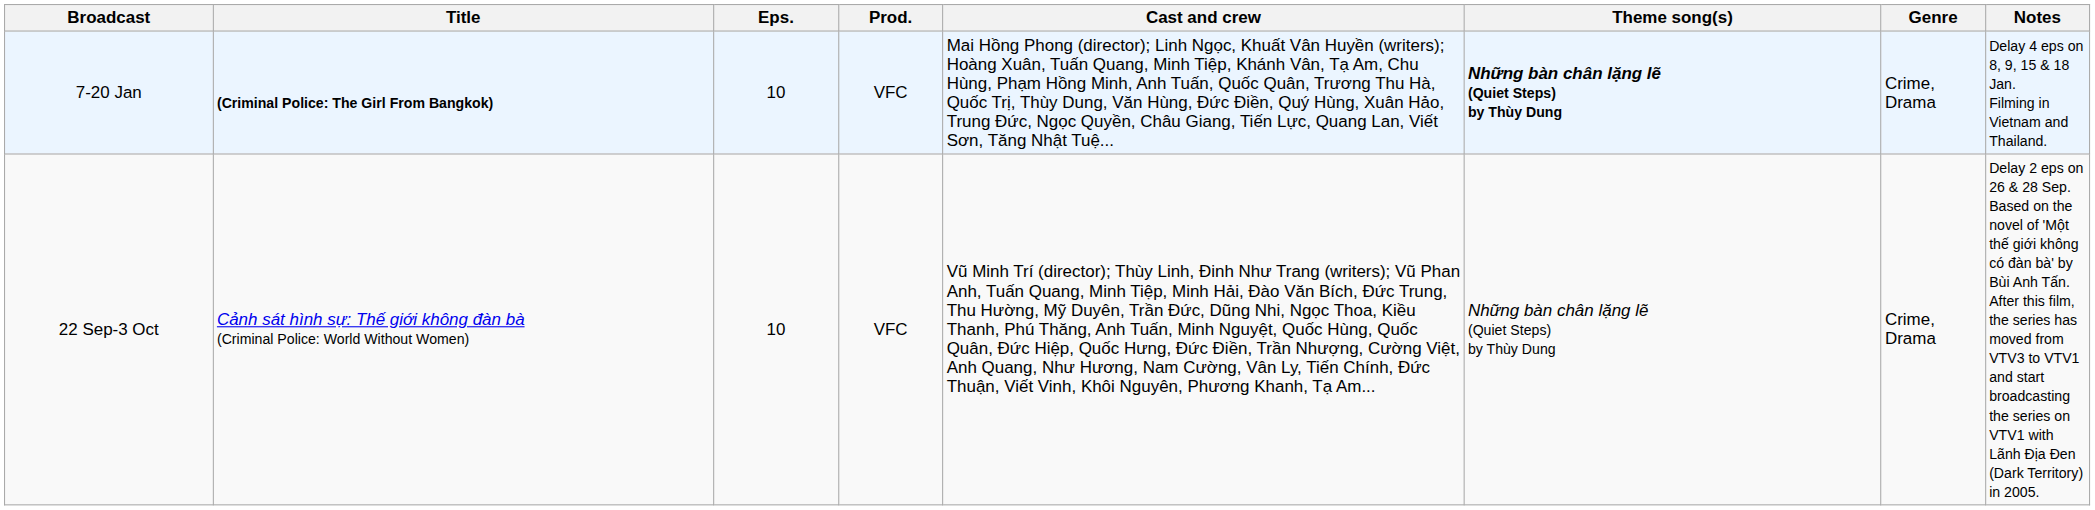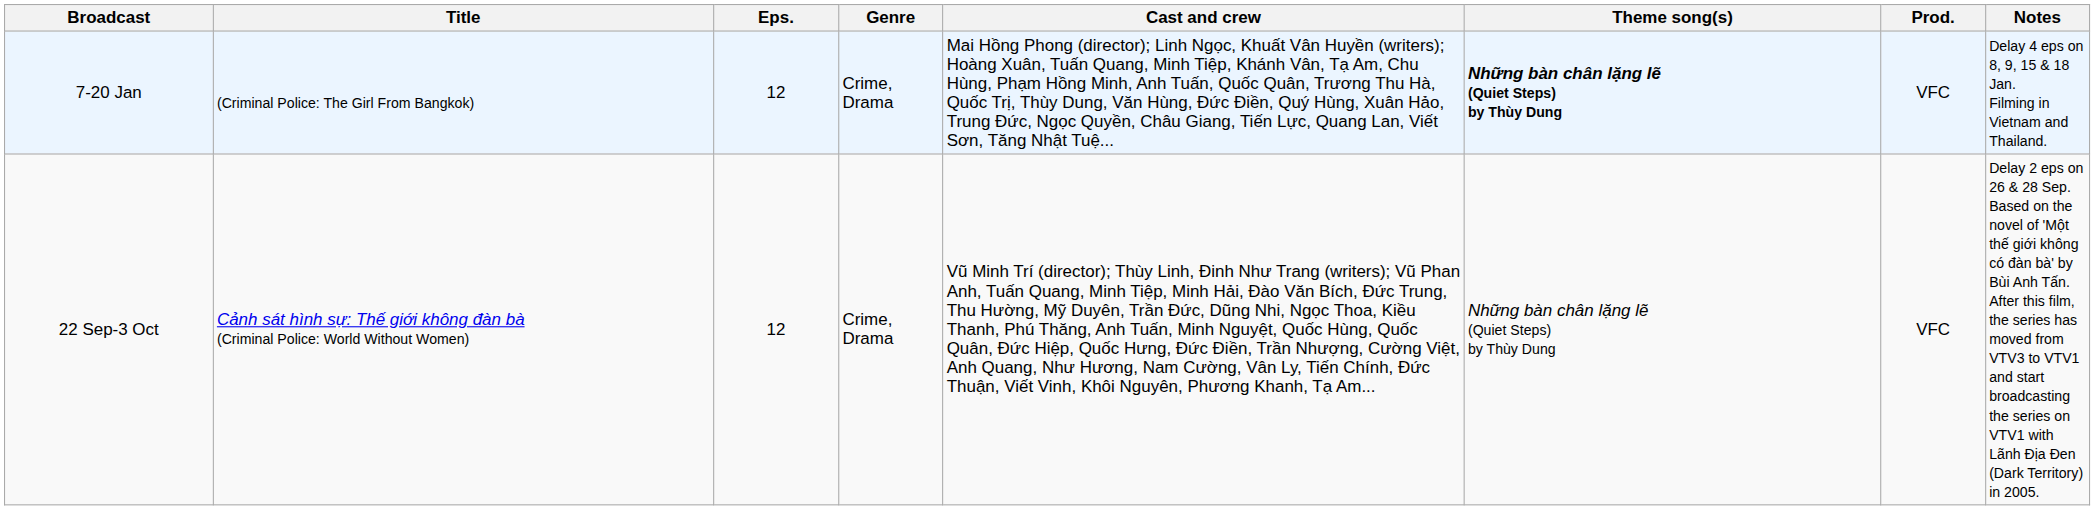columns swapped: (891, 17) <-> (1933, 17)
(355, 102) bold -> (346, 103) normal
(776, 92) 10 -> (776, 92) 12
(776, 329) 10 -> (776, 329) 12
